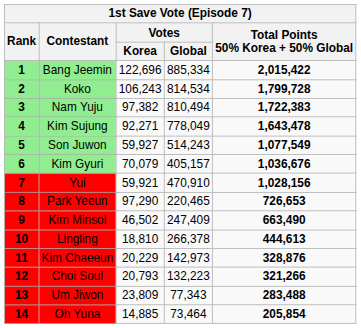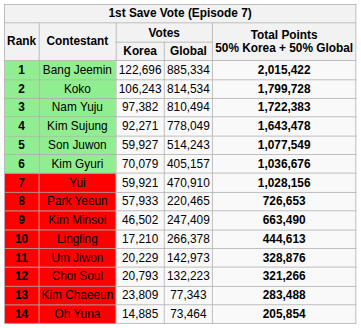(140, 201) 97,290 -> (140, 201) 57,933
(140, 239) 18,810 -> (140, 239) 17,210
(77, 257) Kim Chaeeun -> (77, 257) Um Jiwon
(77, 295) Um Jiwon -> (77, 295) Kim Chaeeun
